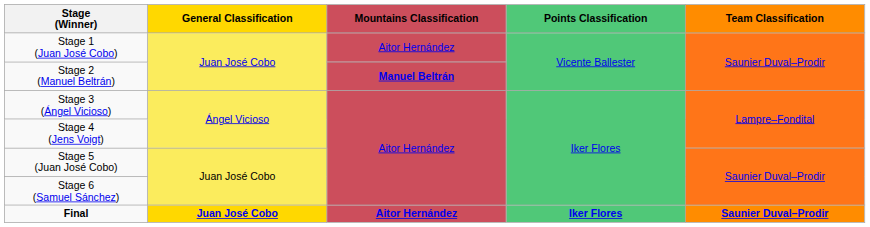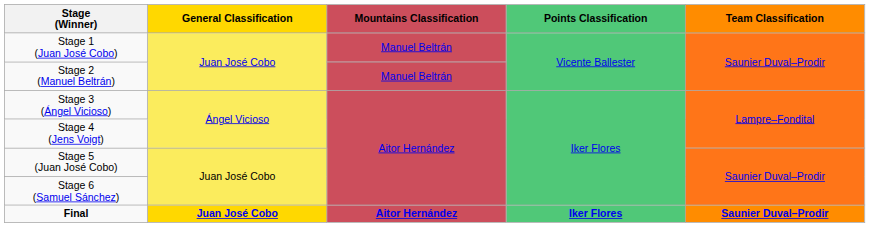(417, 48) Aitor Hernández -> (417, 48) Manuel Beltrán
(416, 76) bold -> (417, 76) normal
